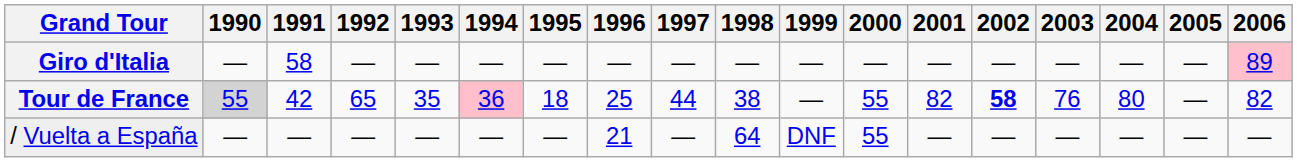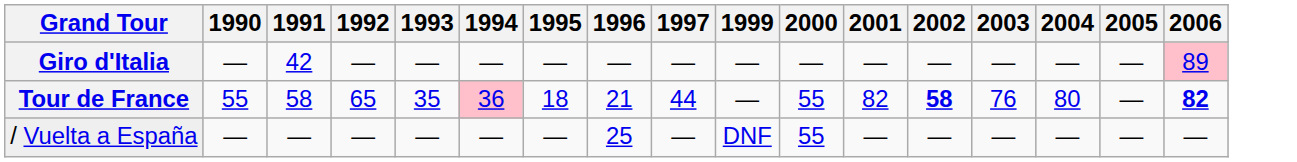- column: (747, 23)
(299, 61) 58 -> (299, 61) 42
(235, 99) lightgrey background -> (235, 99) no background
(299, 99) 42 -> (299, 99) 58
(619, 99) 25 -> (619, 99) 21
(1259, 99) normal -> (1195, 99) bold
(619, 136) 21 -> (619, 136) 25
